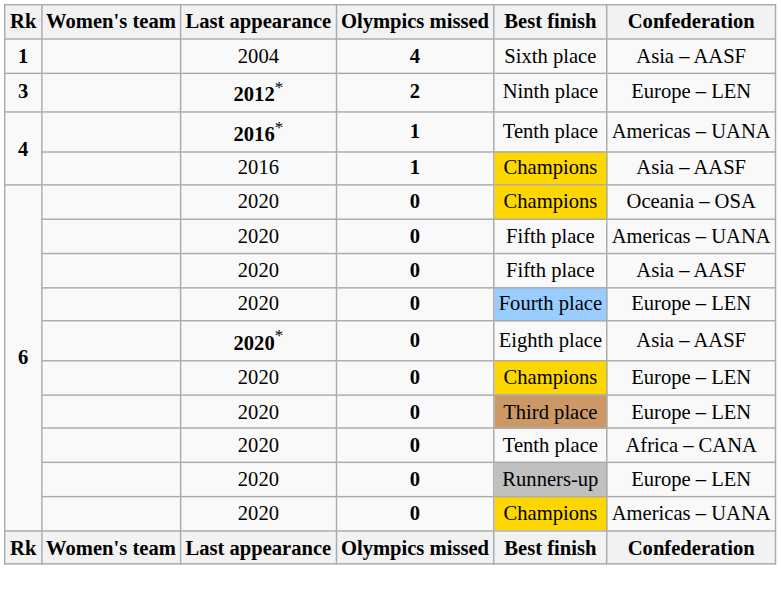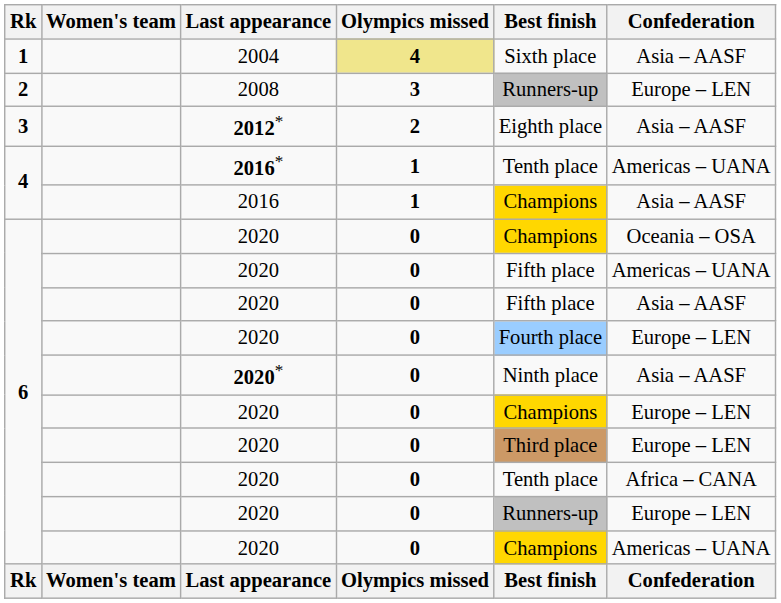(415, 55) no background -> (415, 55) khaki background
+ row: (23, 89)
(550, 92) Ninth place -> (550, 126) Eighth place
(691, 92) Europe – LEN -> (691, 126) Asia – AASF
(550, 341) Eighth place -> (550, 375) Ninth place
